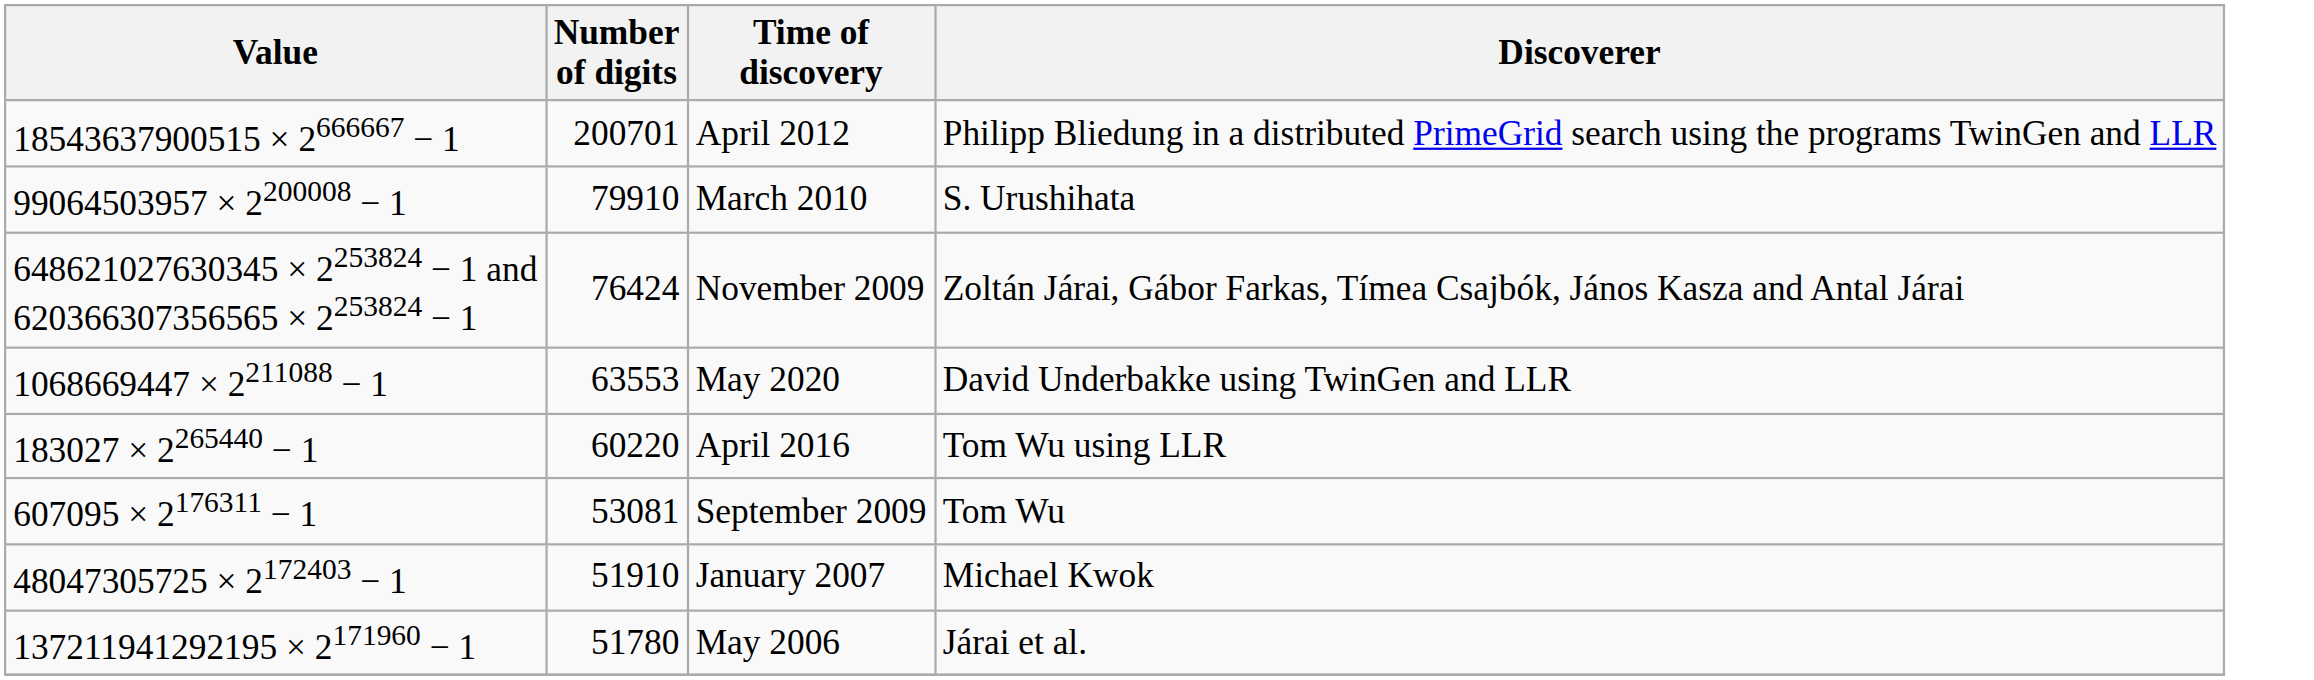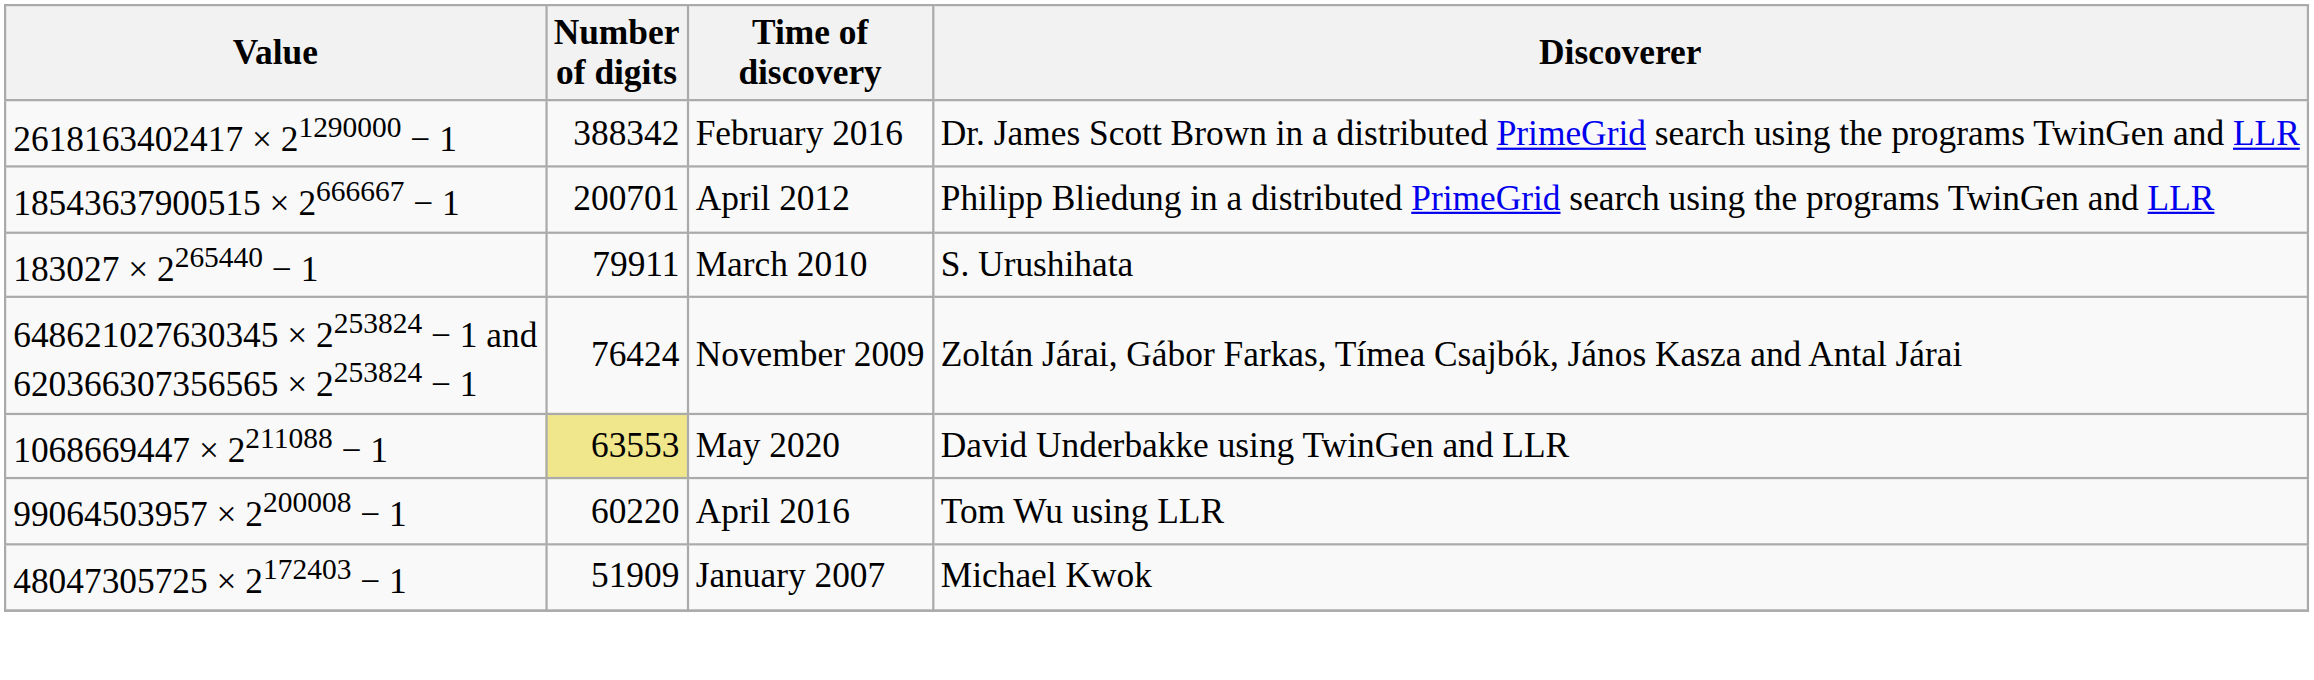+ row: (799, 133)
(210, 198) 99064503957 × 2200008 − 1 -> (166, 264) 183027 × 2265440 − 1
(635, 198) 79910 -> (636, 264) 79911
(635, 379) no background -> (635, 445) khaki background
(166, 445) 183027 × 2265440 − 1 -> (210, 510) 99064503957 × 2200008 − 1
- row: (811, 510)
(635, 576) 51910 -> (635, 576) 51909
- row: (768, 642)
